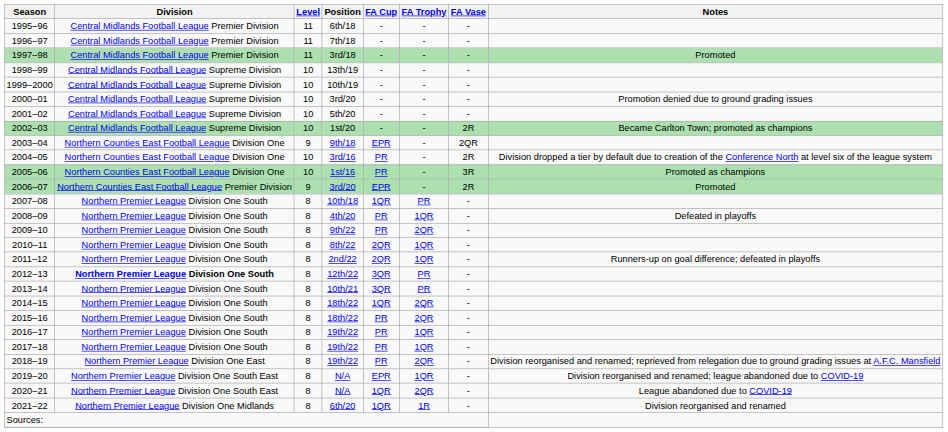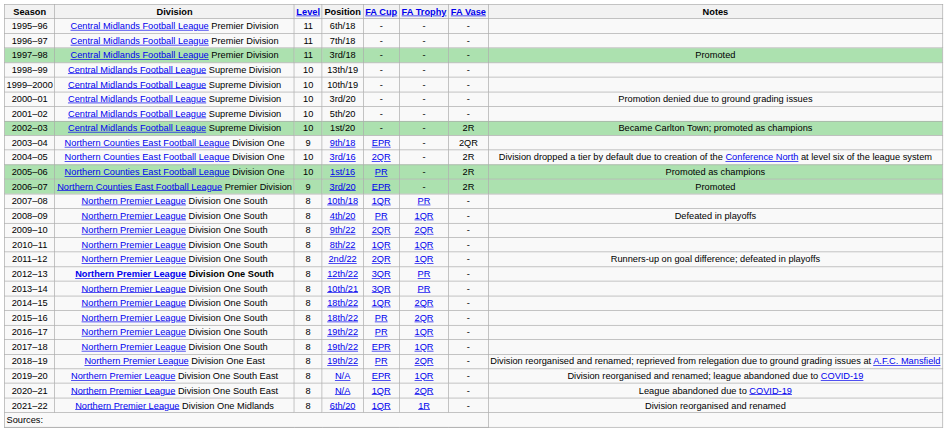(381, 157) PR -> (381, 157) 2QR
(468, 172) 3R -> (468, 172) 2R
(381, 230) PR -> (381, 230) 2QR
(381, 244) 2QR -> (381, 244) 1QR
(381, 347) PR -> (381, 347) EPR
